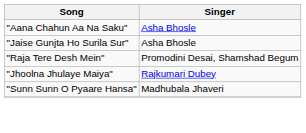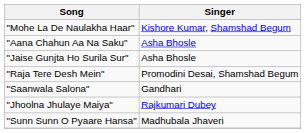+ row: (71, 27)
+ row: (48, 89)
